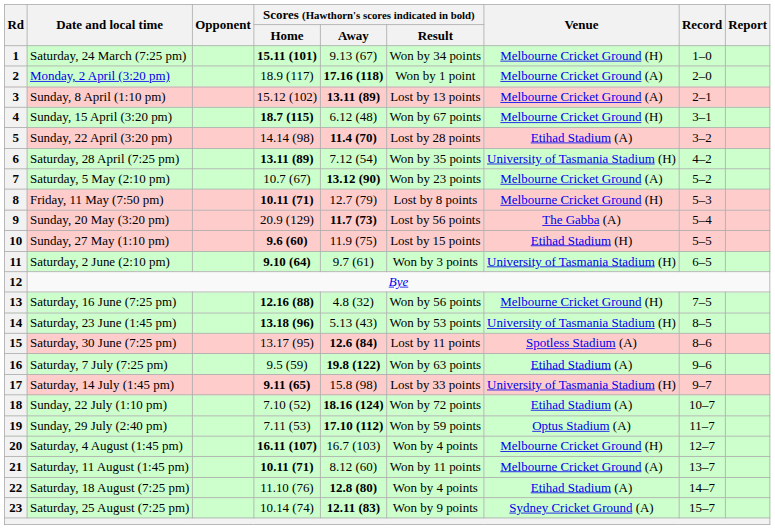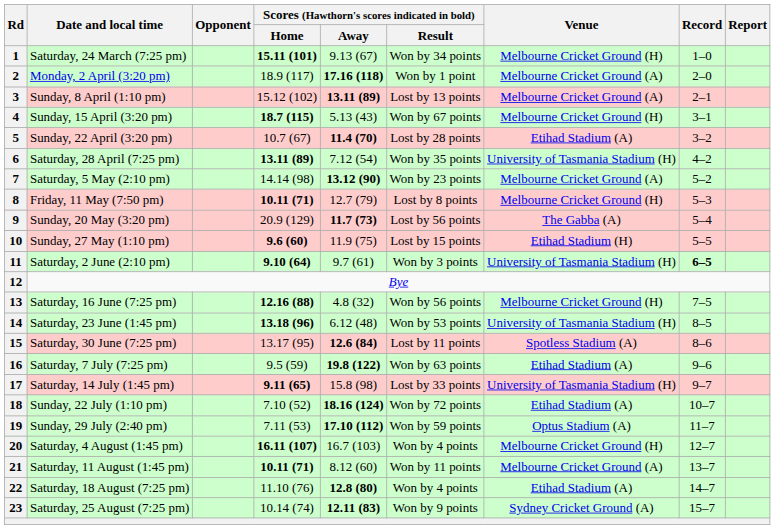(353, 117) 6.12 (48) -> (353, 117) 5.13 (43)
(287, 138) 14.14 (98) -> (287, 138) 10.7 (67)
(287, 179) 10.7 (67) -> (287, 179) 14.14 (98)
(702, 261) normal -> (702, 261) bold
(353, 323) 5.13 (43) -> (353, 323) 6.12 (48)
